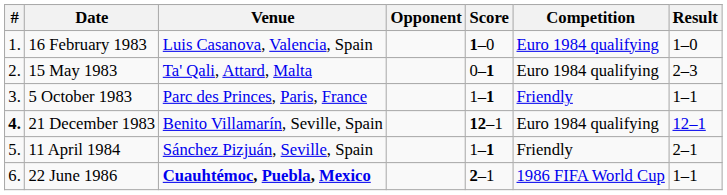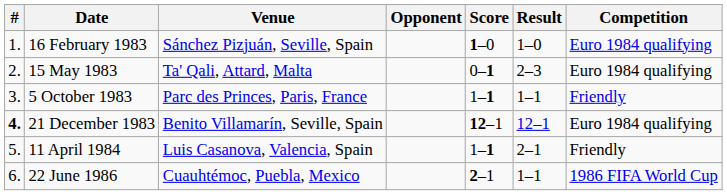columns swapped: (695, 17) <-> (591, 17)
(268, 44) Luis Casanova, Valencia, Spain -> (268, 44) Sánchez Pizjuán, Seville, Spain
(268, 149) Sánchez Pizjuán, Seville, Spain -> (268, 149) Luis Casanova, Valencia, Spain
(267, 176) bold -> (261, 176) normal
